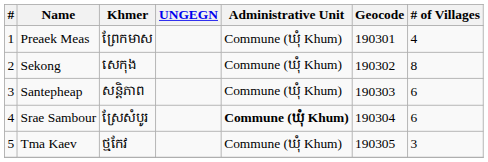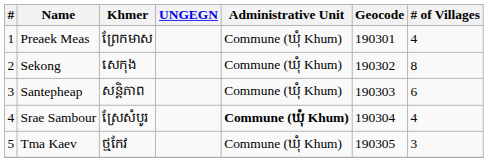(414, 118) 6 -> (414, 118) 4
